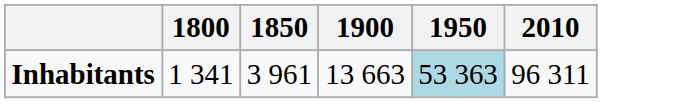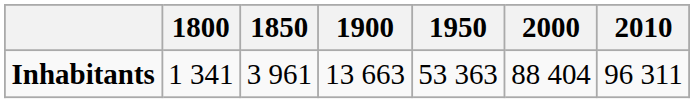+ column: (551, 27)
(458, 73) lightblue background -> (458, 73) no background
